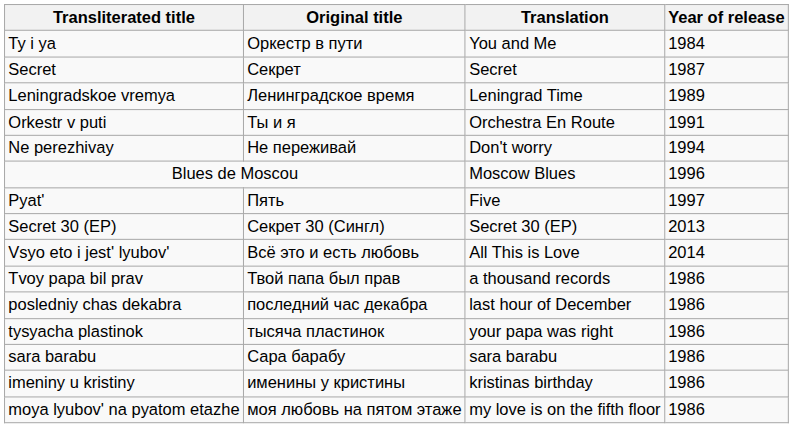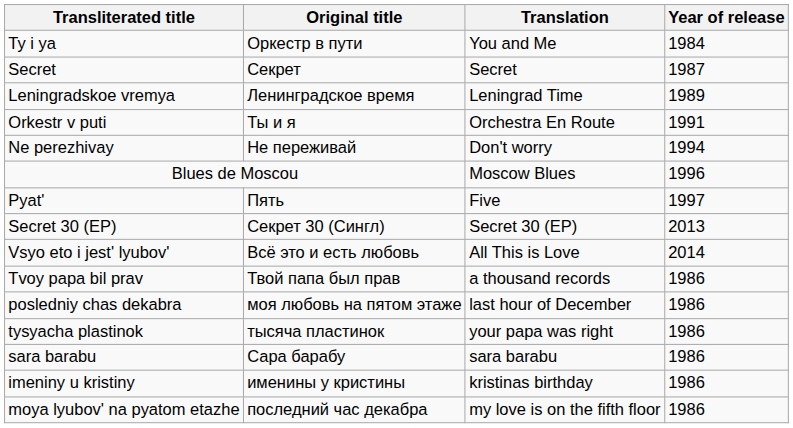(337, 305) последний час декабра -> (354, 305) моя любовь на пятом этаже
(354, 409) моя любовь на пятом этаже -> (337, 409) последний час декабра
